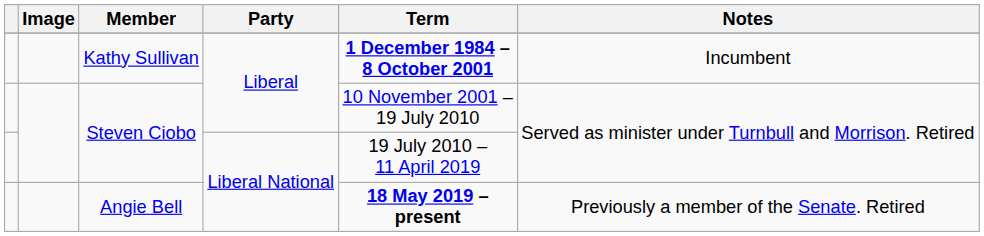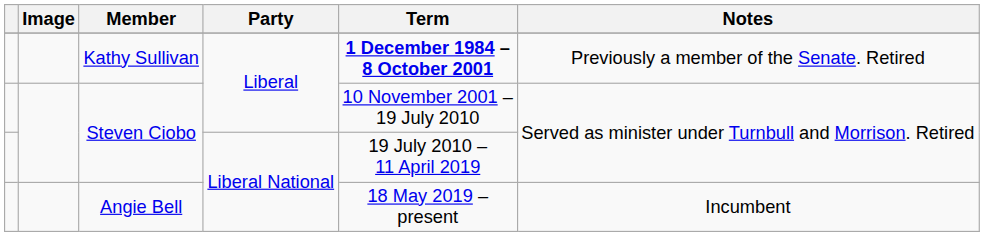(748, 58) Incumbent -> (748, 58) Previously a member of the Senate. Retired
(428, 206) bold -> (428, 206) normal
(748, 206) Previously a member of the Senate. Retired -> (748, 206) Incumbent
